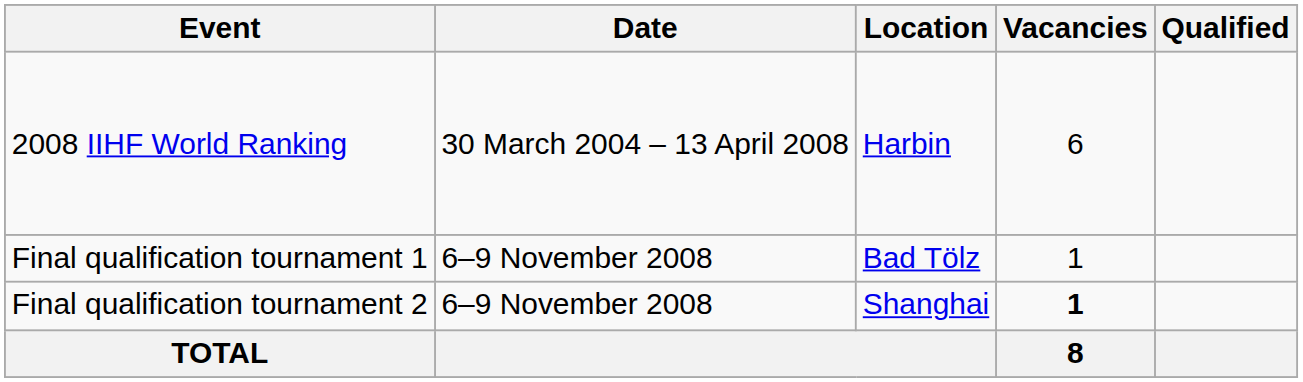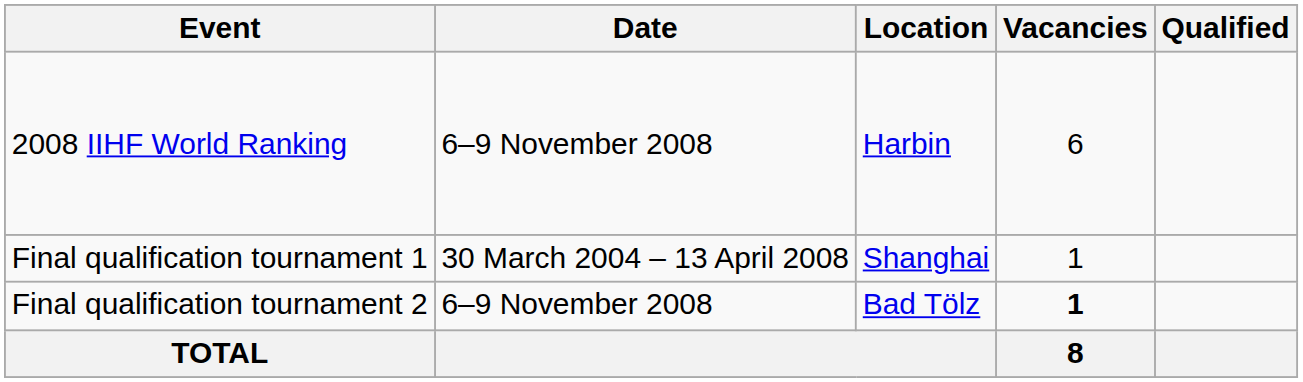(645, 142) 30 March 2004 – 13 April 2008 -> (577, 142) 6–9 November 2008
(577, 257) 6–9 November 2008 -> (645, 257) 30 March 2004 – 13 April 2008
(922, 257) Bad Tölz -> (926, 257) Shanghai
(926, 305) Shanghai -> (922, 305) Bad Tölz
